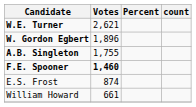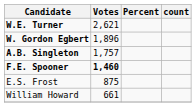(106, 53) 1,755 -> (106, 53) 1,757
(111, 81) 874 -> (111, 81) 875
